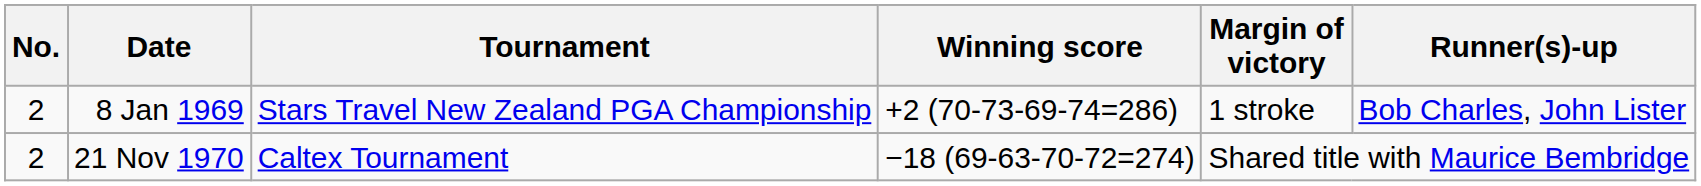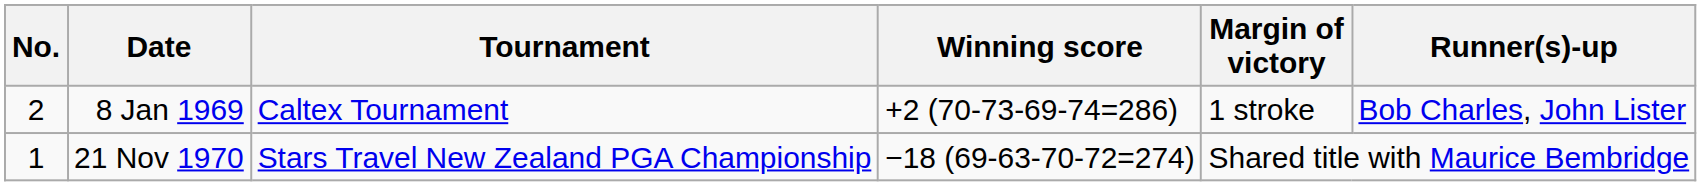(564, 110) Stars Travel New Zealand PGA Championship -> (383, 110) Caltex Tournament
(36, 157) 2 -> (36, 157) 1
(383, 157) Caltex Tournament -> (564, 157) Stars Travel New Zealand PGA Championship
